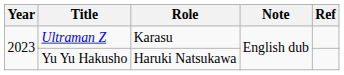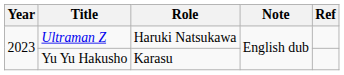(153, 37) Karasu -> (185, 37) Haruki Natsukawa
(185, 59) Haruki Natsukawa -> (153, 59) Karasu
